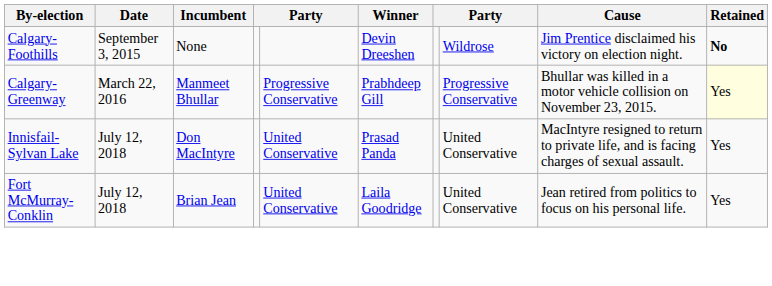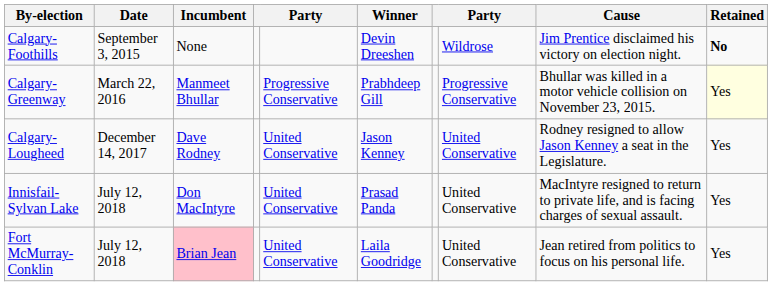+ row: (36, 146)
(206, 200) no background -> (206, 254) pink background
